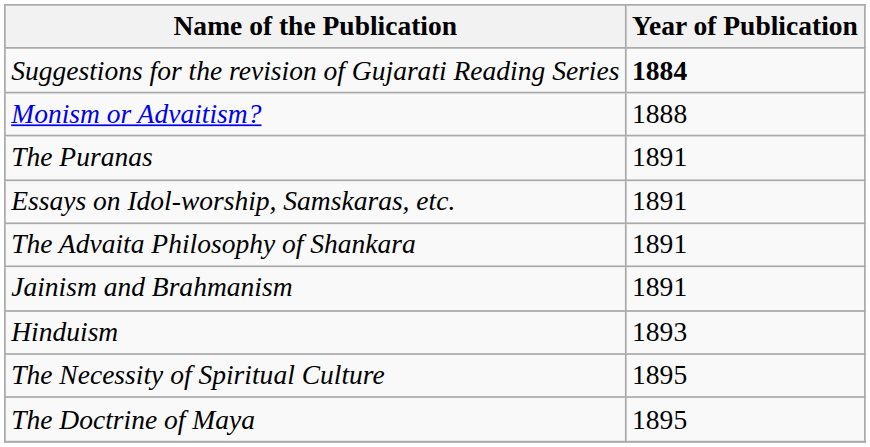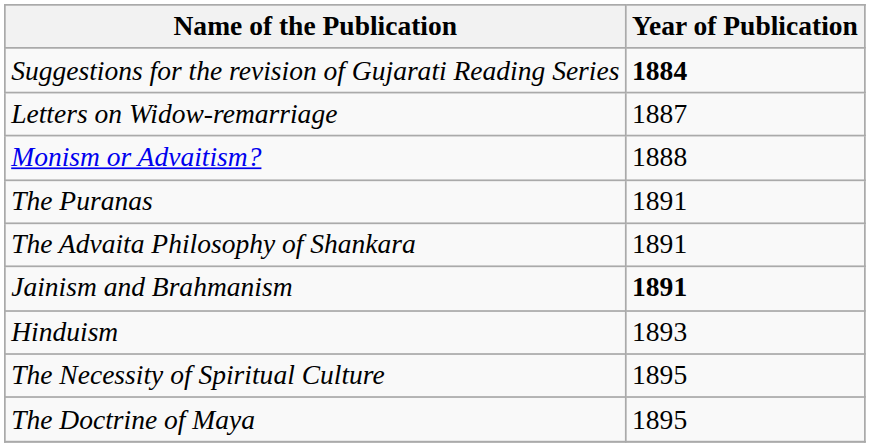+ row: (174, 113)
- row: (233, 200)
(660, 288) normal -> (660, 288) bold
